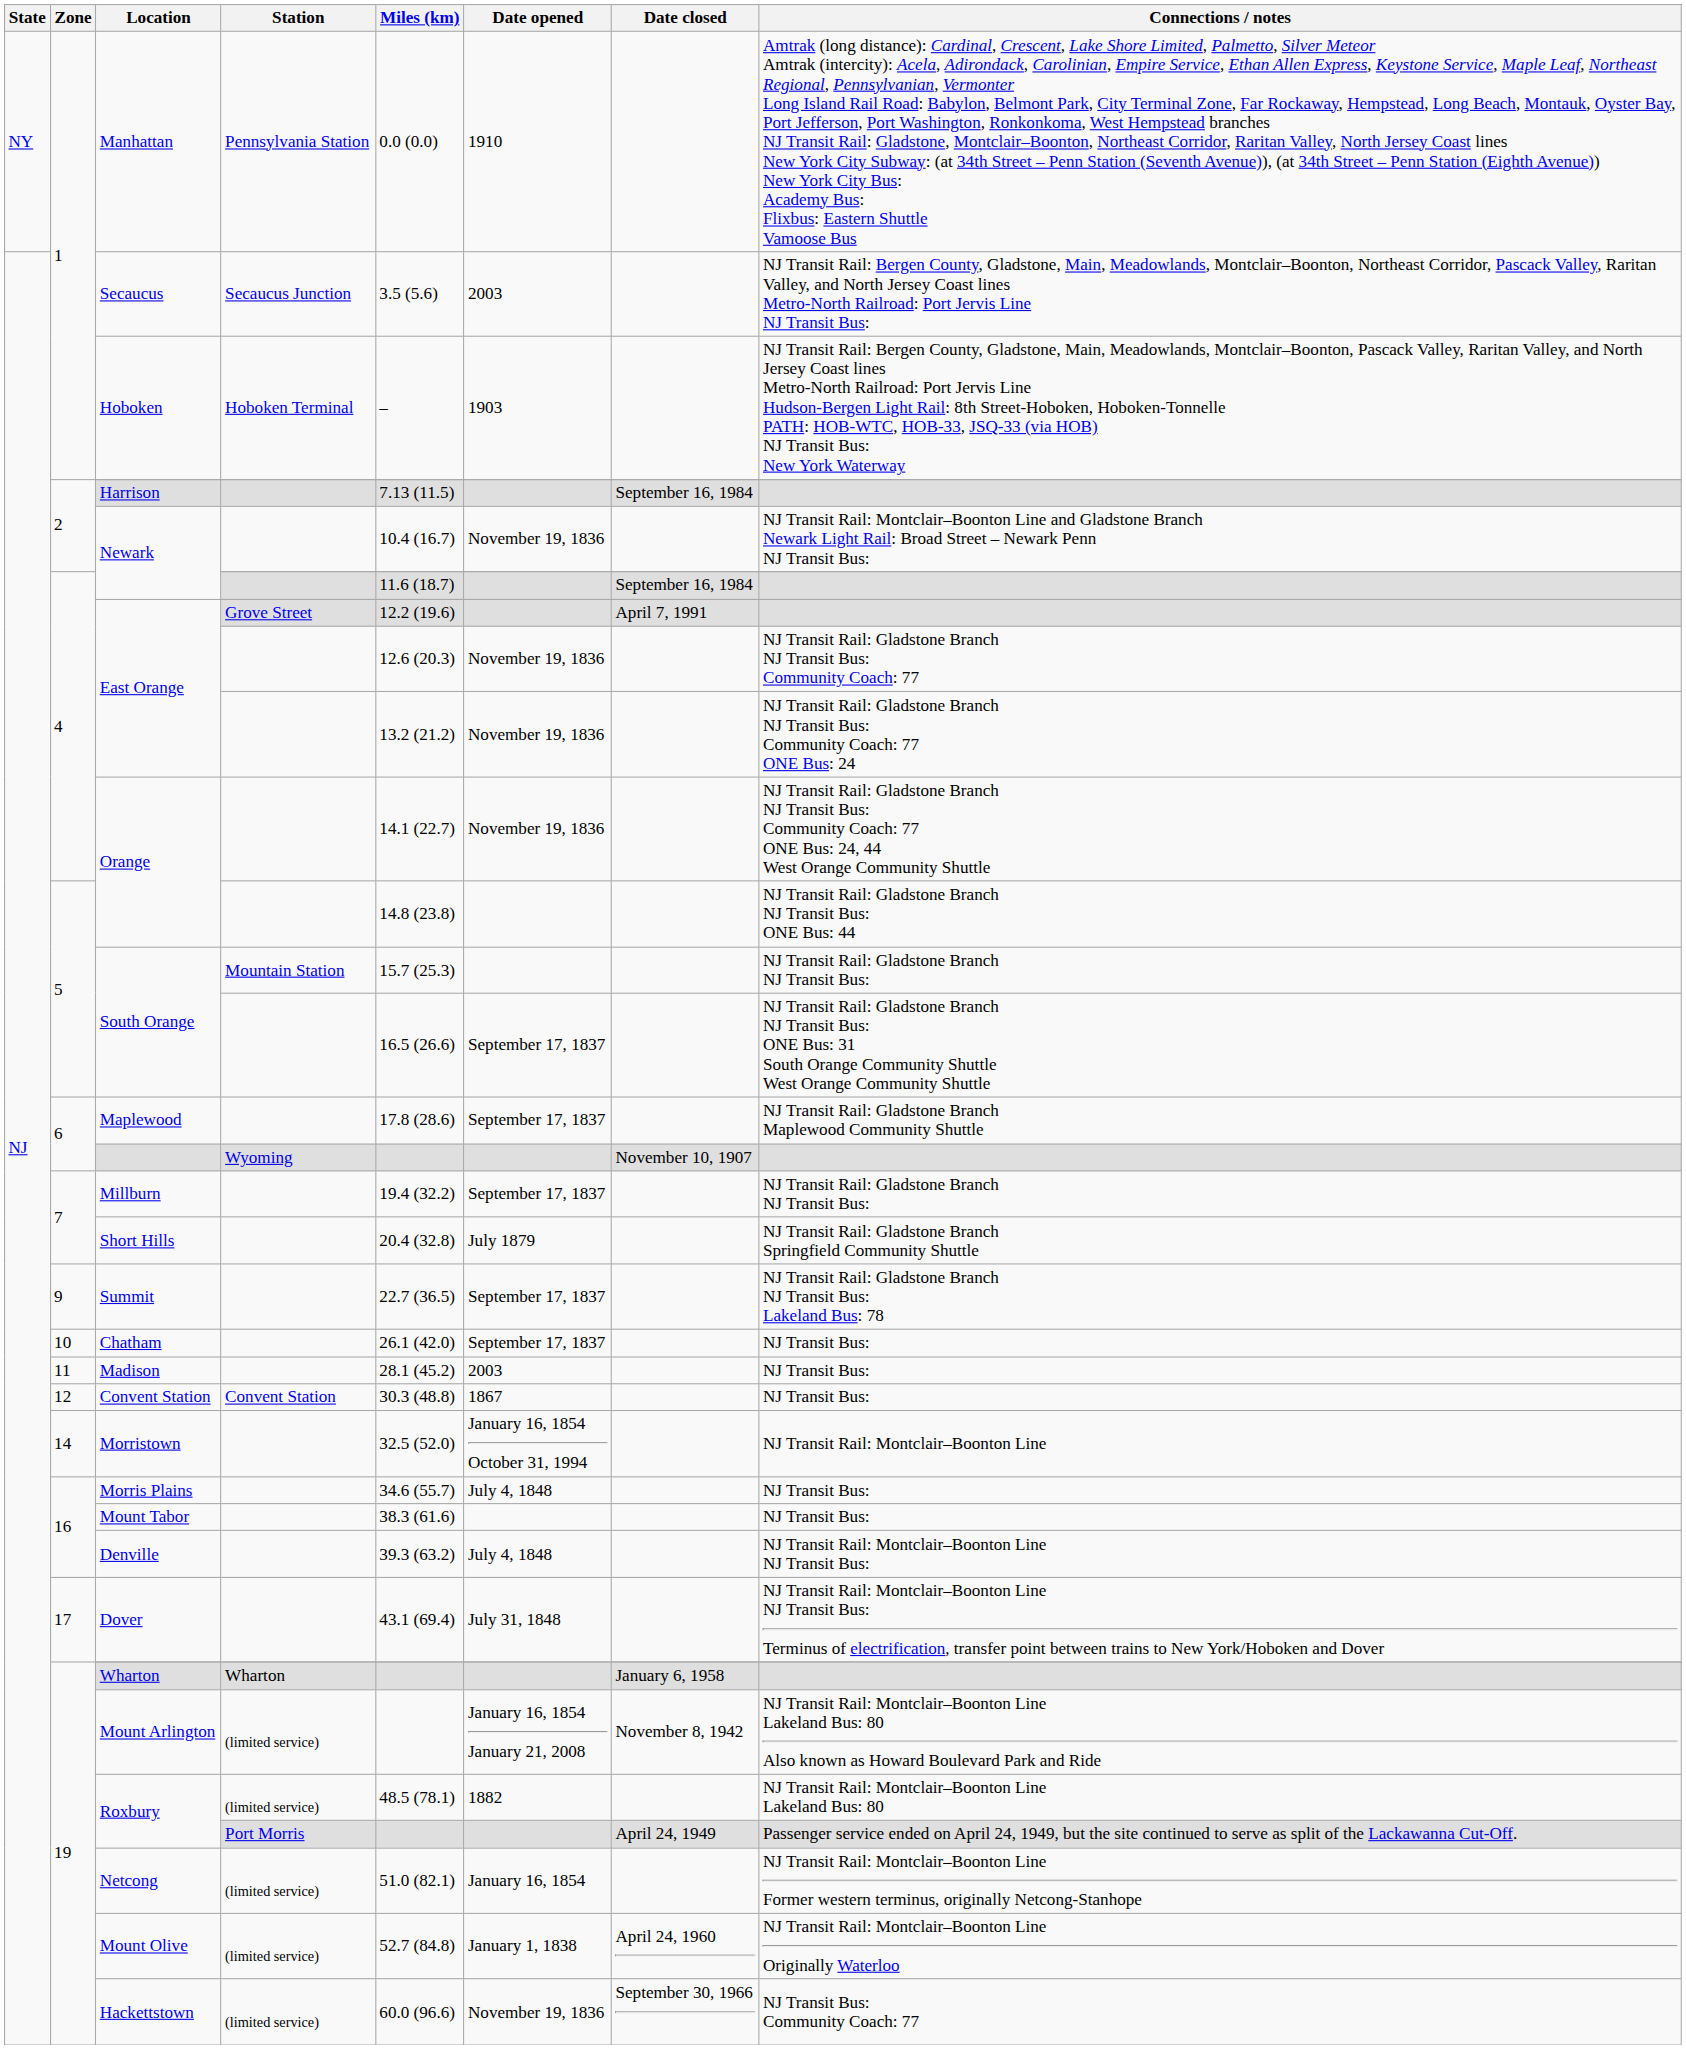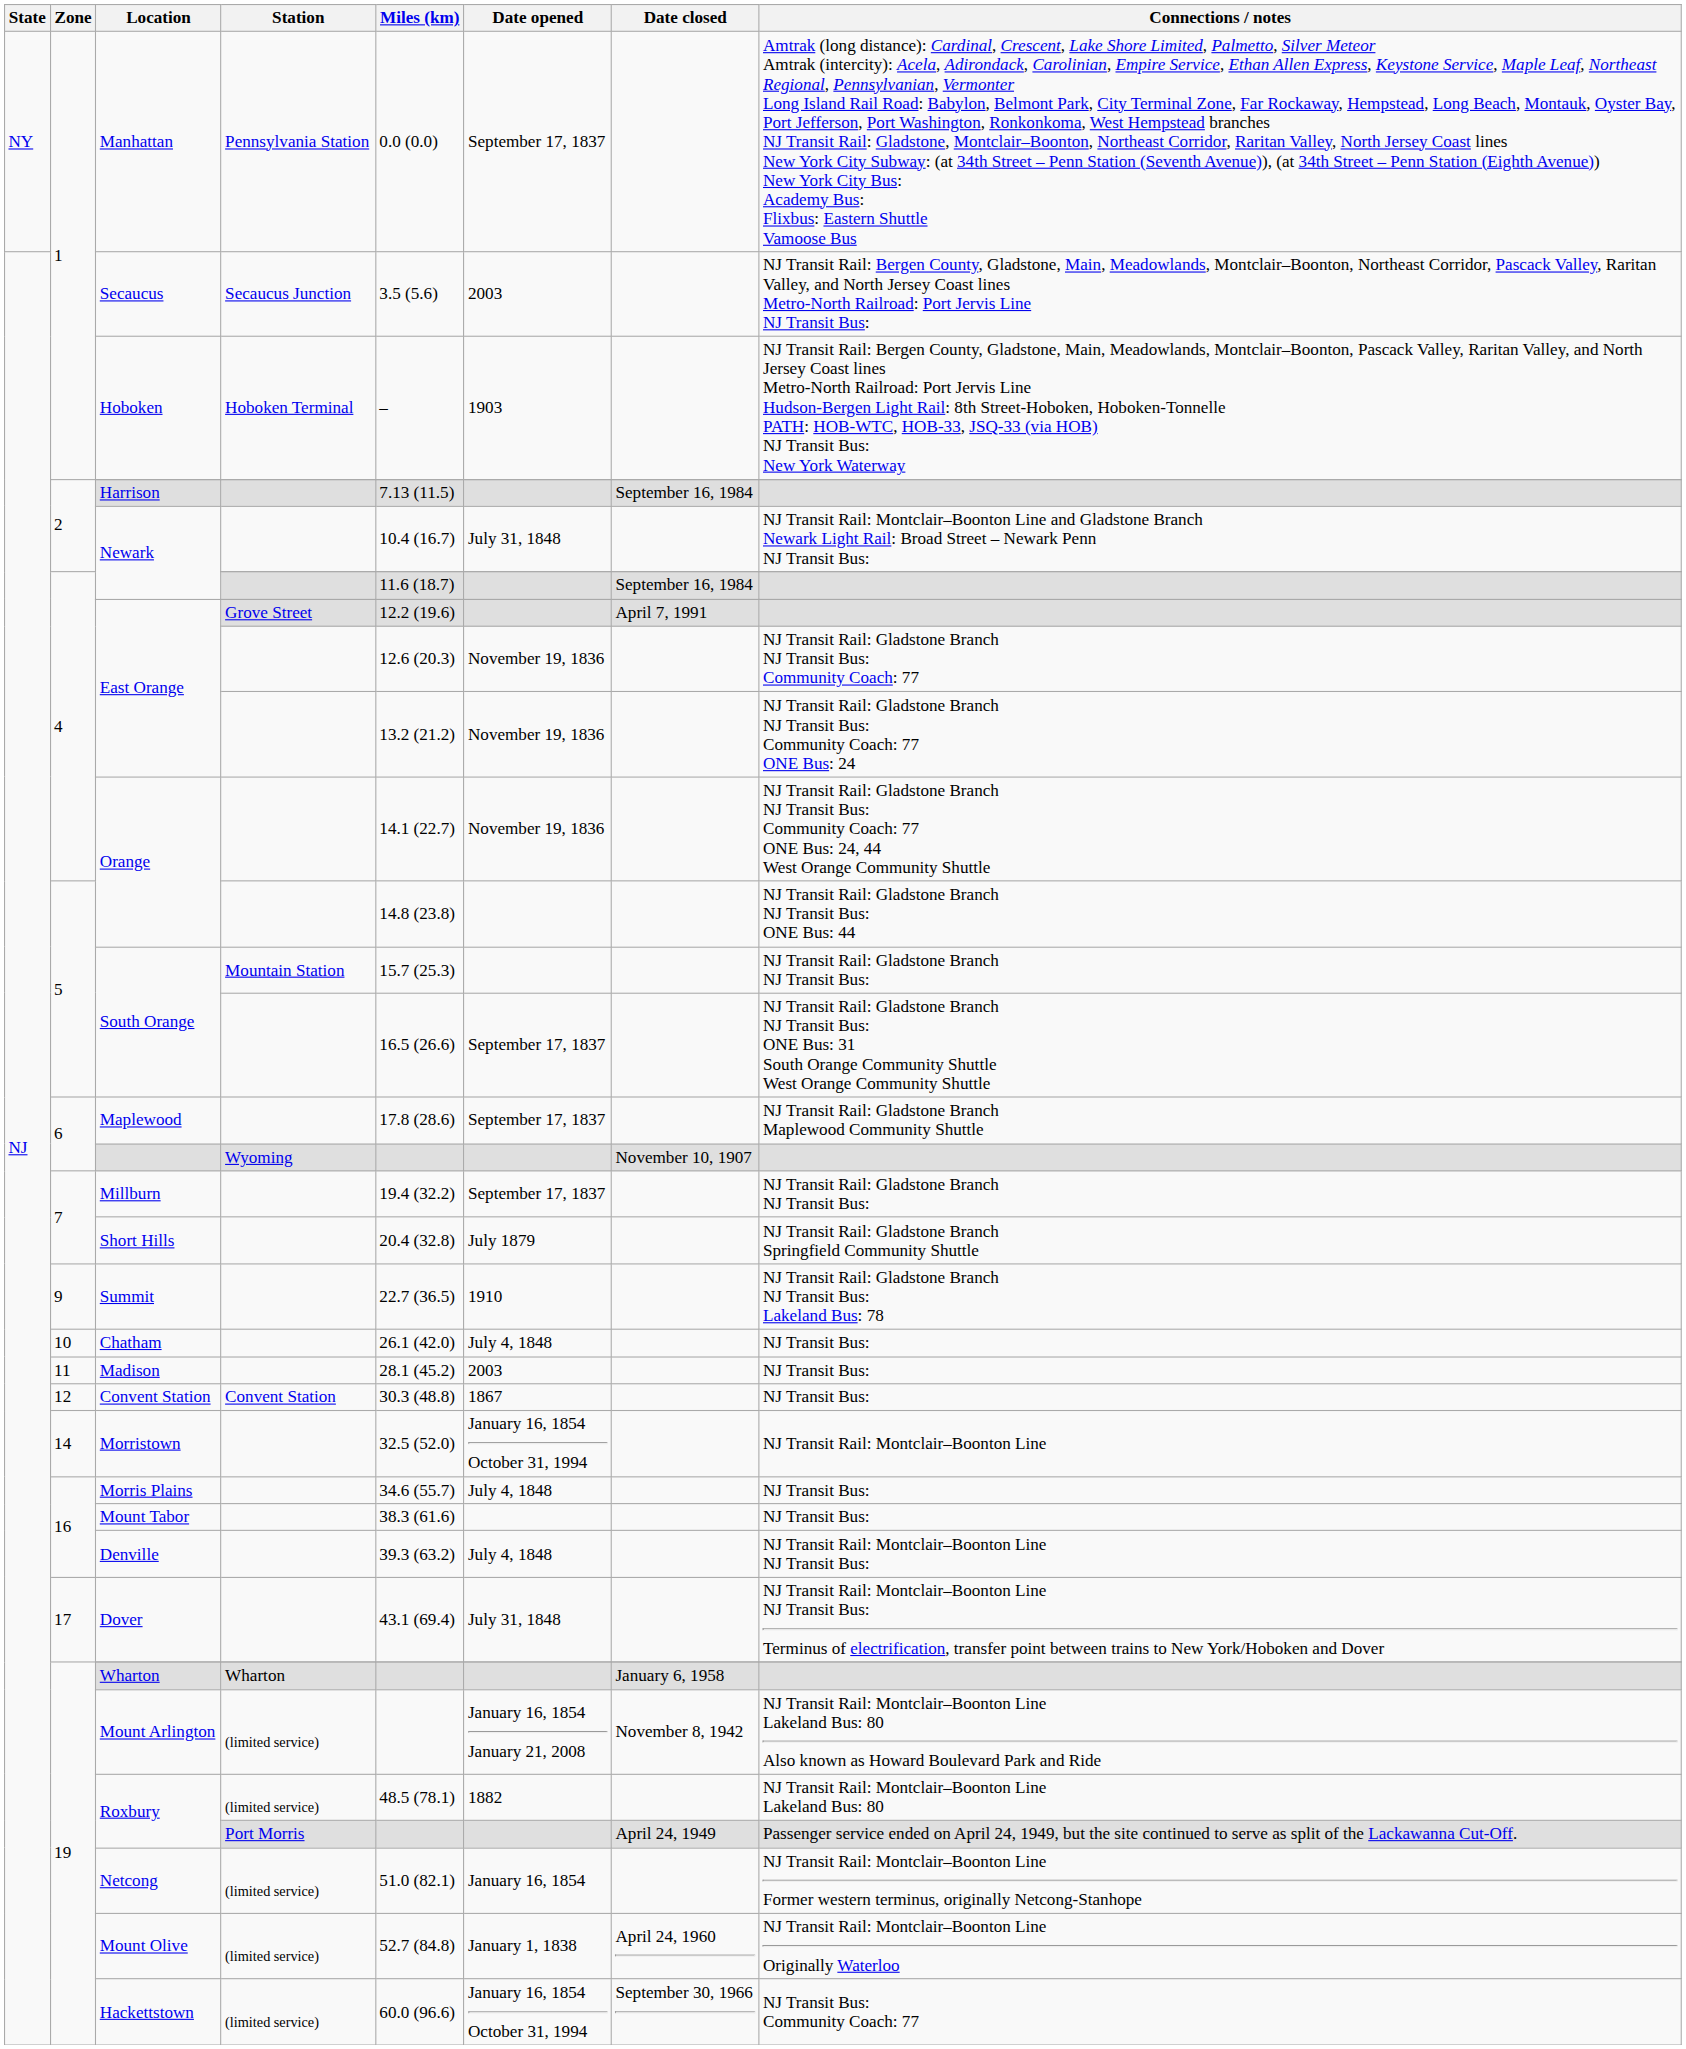(485, 141) 1910 -> (537, 141) September 17, 1837
(536, 539) November 19, 1836 -> (514, 539) July 31, 1848
(537, 1296) September 17, 1837 -> (485, 1296) 1910
(537, 1342) September 17, 1837 -> (510, 1342) July 4, 1848
(536, 2011) November 19, 1836 -> (538, 2011) January 16, 1854 October 31, 1994
